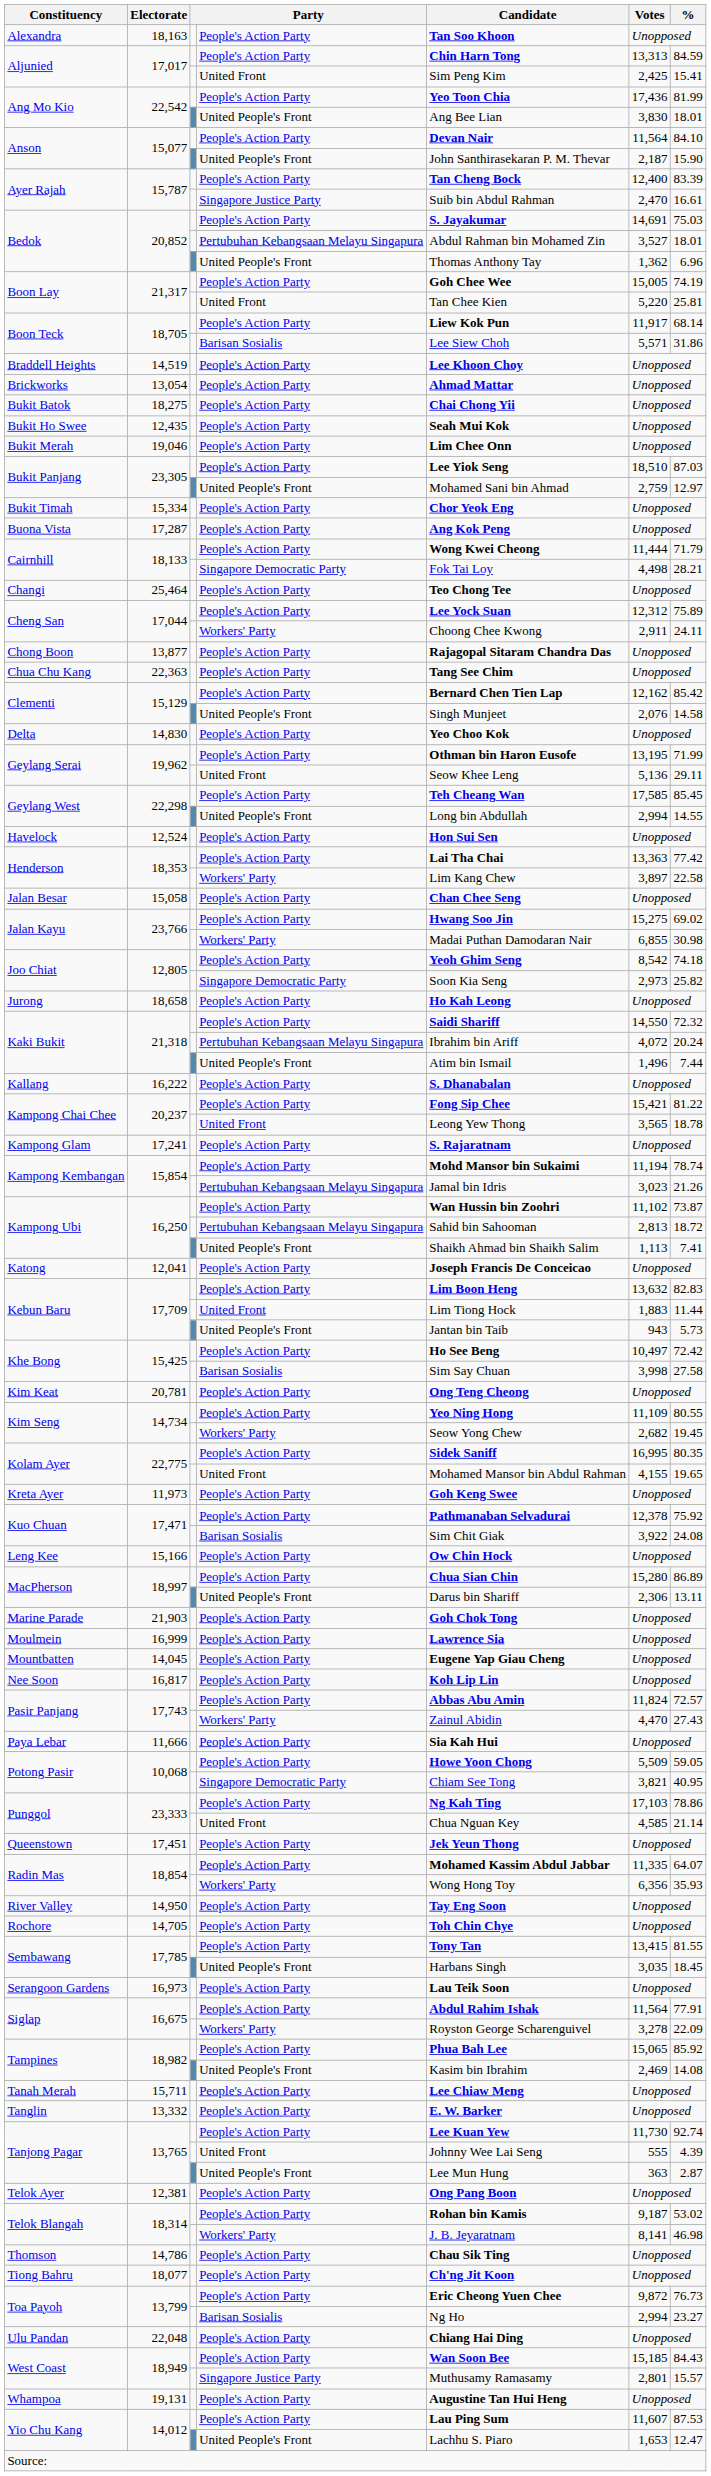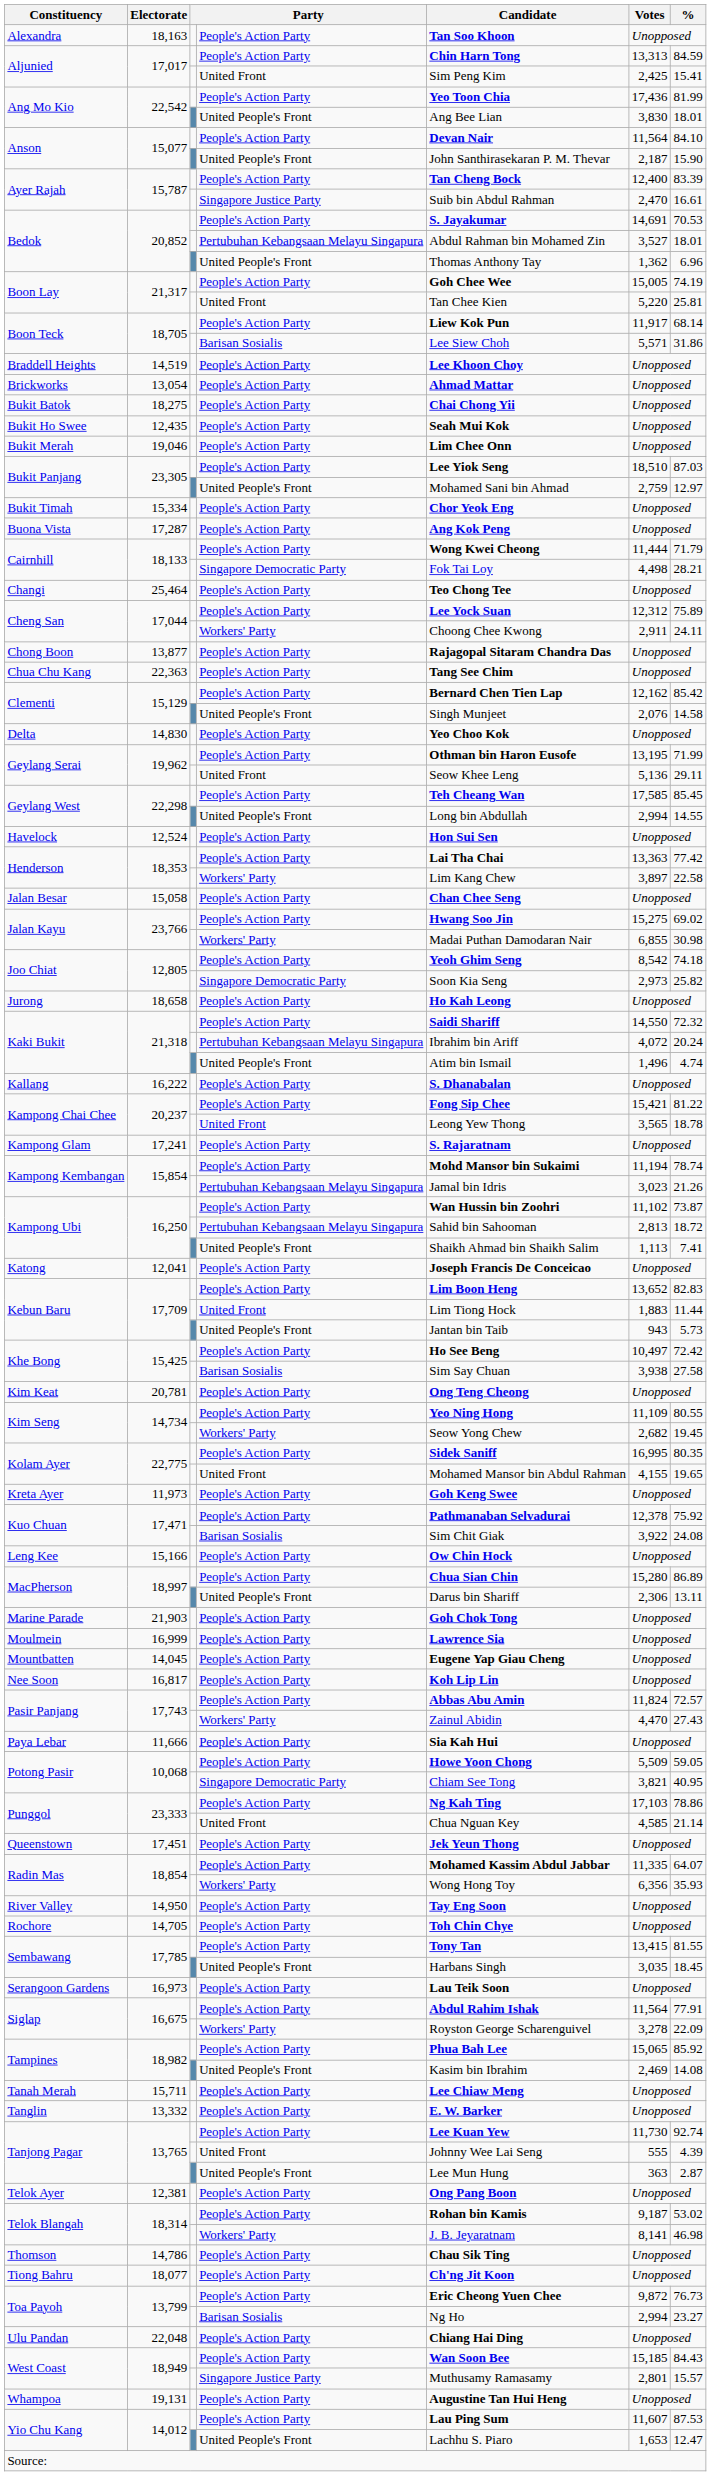(688, 220) 75.03 -> (688, 220) 70.53
(691, 1063) 7.44 -> (691, 1063) 4.74
(650, 1289) 13,632 -> (650, 1289) 13,652
(653, 1371) 3,998 -> (653, 1371) 3,938
